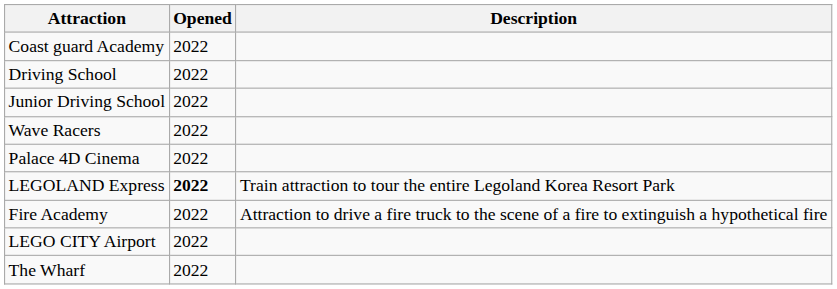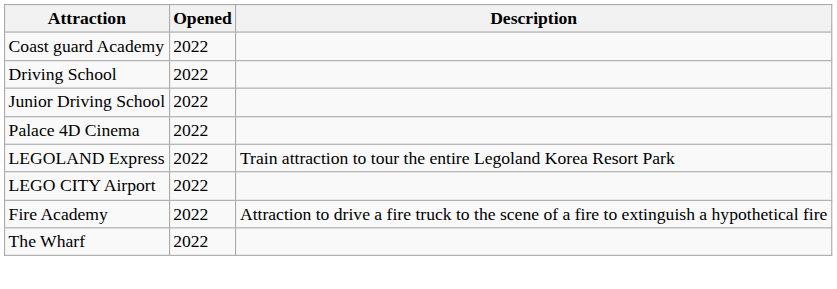- row: (55, 130)
(191, 185) bold -> (191, 158) normal
rows swapped: (82, 241) <-> (58, 213)
